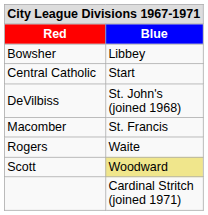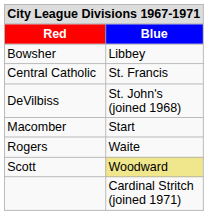(122, 73) Start -> (138, 73) St. Francis
(138, 127) St. Francis -> (122, 127) Start
